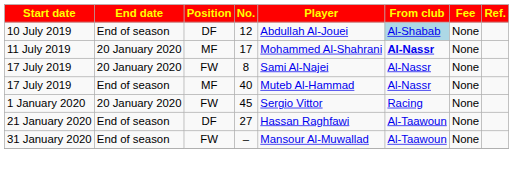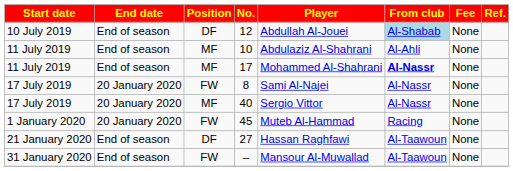+ row: (246, 49)
(139, 49) 20 January 2020 -> (133, 67) End of season
(133, 85) End of season -> (139, 103) 20 January 2020
(307, 85) Muteb Al-Hammad -> (291, 103) Sergio Vittor
(291, 103) Sergio Vittor -> (307, 121) Muteb Al-Hammad
